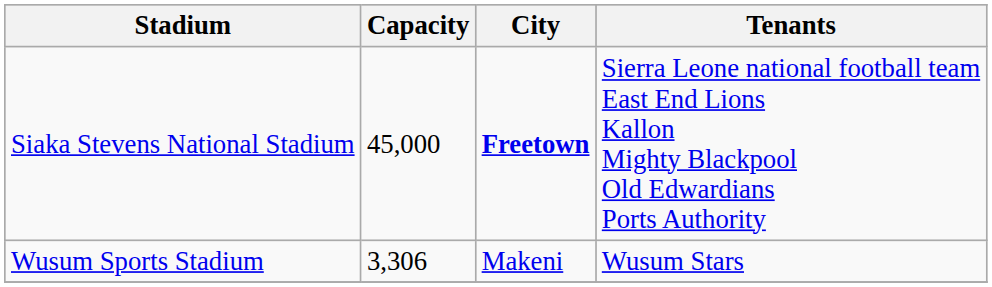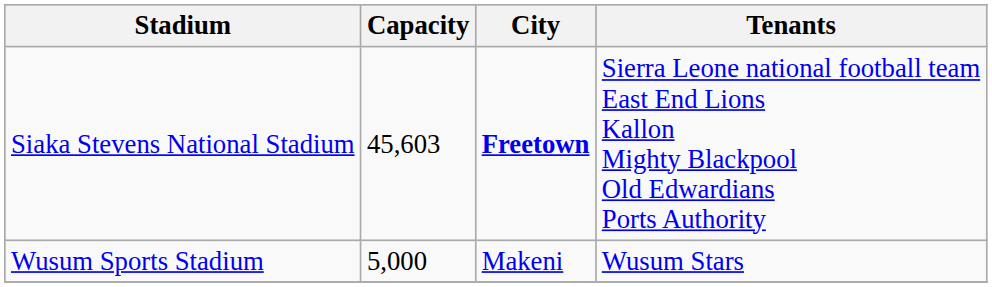(404, 143) 45,000 -> (404, 143) 45,603
(397, 260) 3,306 -> (397, 260) 5,000
